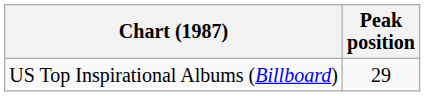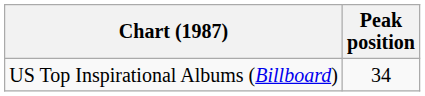(381, 74) 29 -> (381, 74) 34
